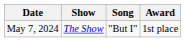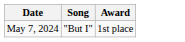- column: (84, 12)
